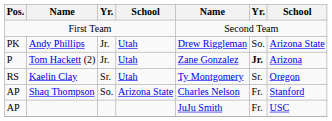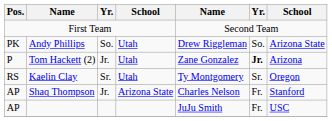(105, 44) Jr. -> (107, 44) So.
(107, 92) So. -> (105, 92) Jr.
